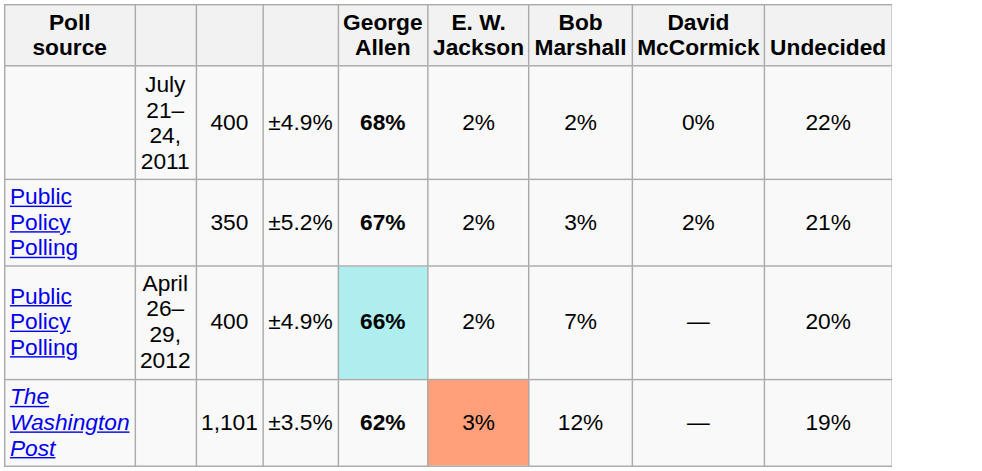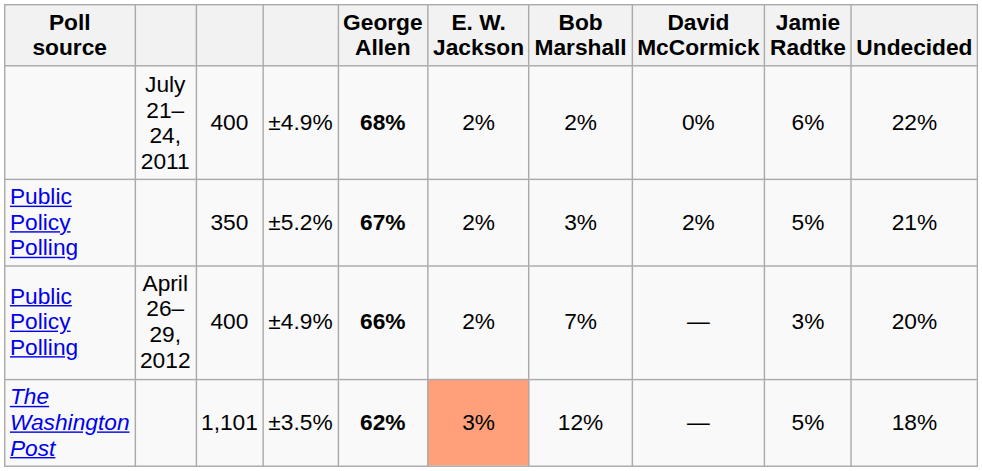+ column: (808, 35)
(383, 322) paleturquoise background -> (383, 322) no background
(828, 422) 19% -> (914, 422) 18%
